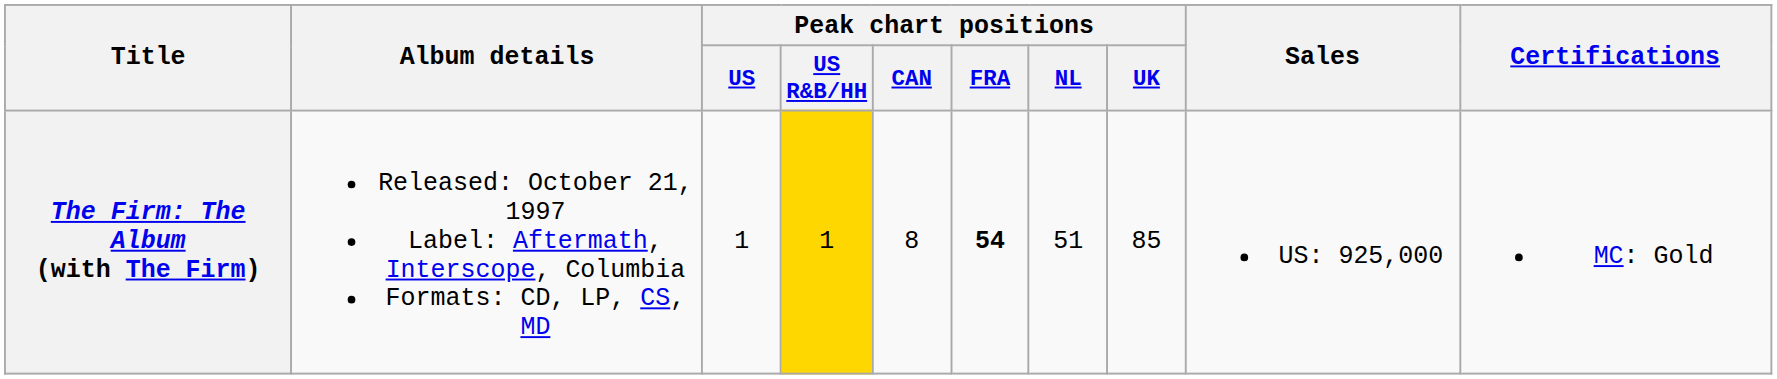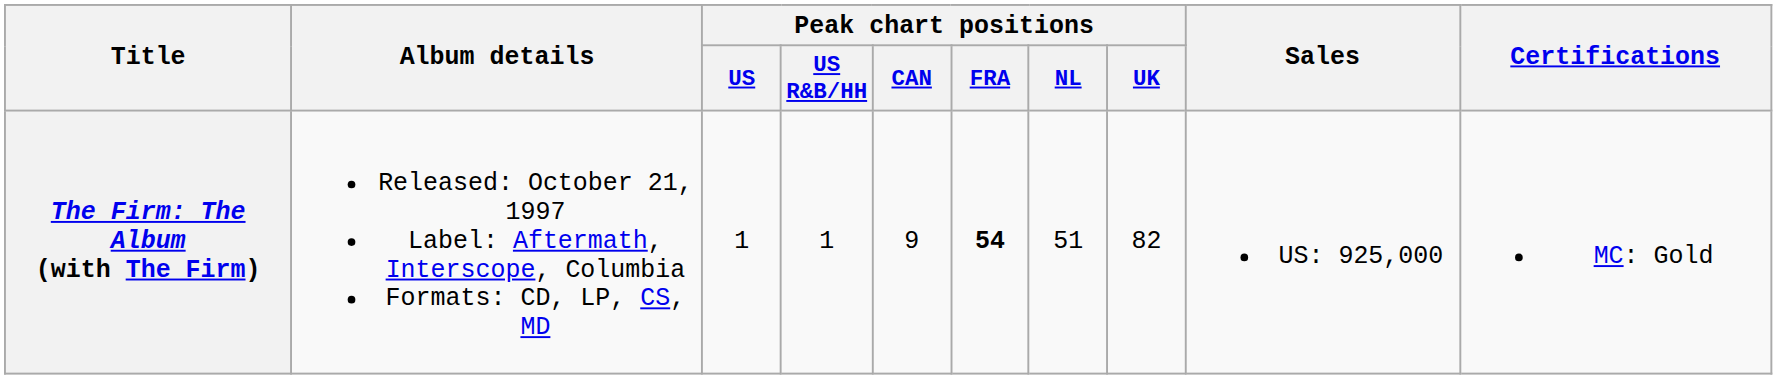(827, 242) gold background -> (827, 242) no background
(912, 242) 8 -> (912, 242) 9
(1146, 242) 85 -> (1146, 242) 82
